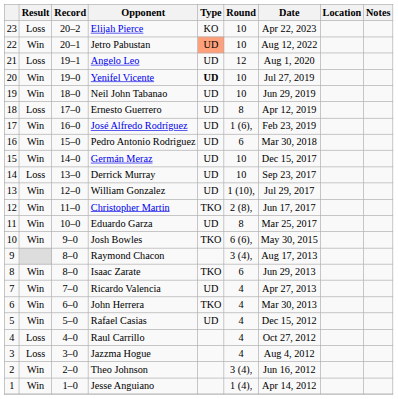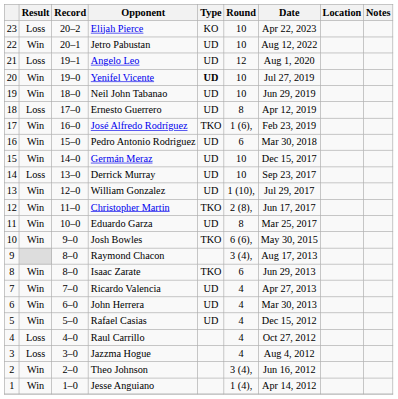(211, 45) lightsalmon background -> (211, 45) no background
(211, 126) UD -> (211, 126) TKO
(211, 304) TKO -> (211, 304) UD
